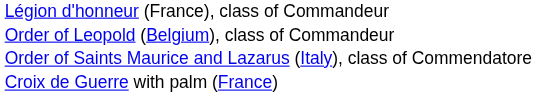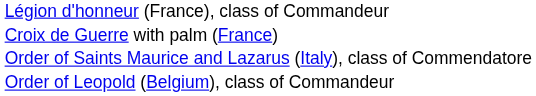rows swapped: (199, 35) <-> (141, 82)
